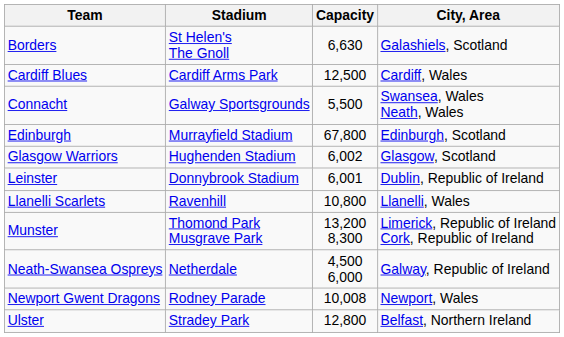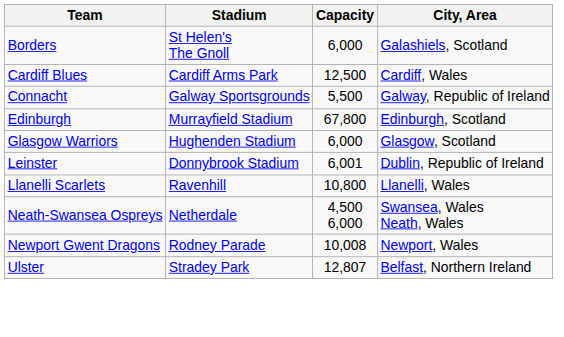(345, 45) 6,630 -> (345, 45) 6,000
(432, 105) Swansea, Wales Neath, Wales -> (465, 97) Galway, Republic of Ireland
(345, 157) 6,002 -> (345, 141) 6,000
- row: (33, 231)
(465, 269) Galway, Republic of Ireland -> (432, 215) Swansea, Wales Neath, Wales
(345, 321) 12,800 -> (345, 267) 12,807
